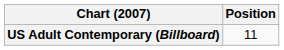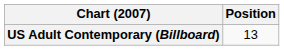(251, 34) 11 -> (251, 34) 13
